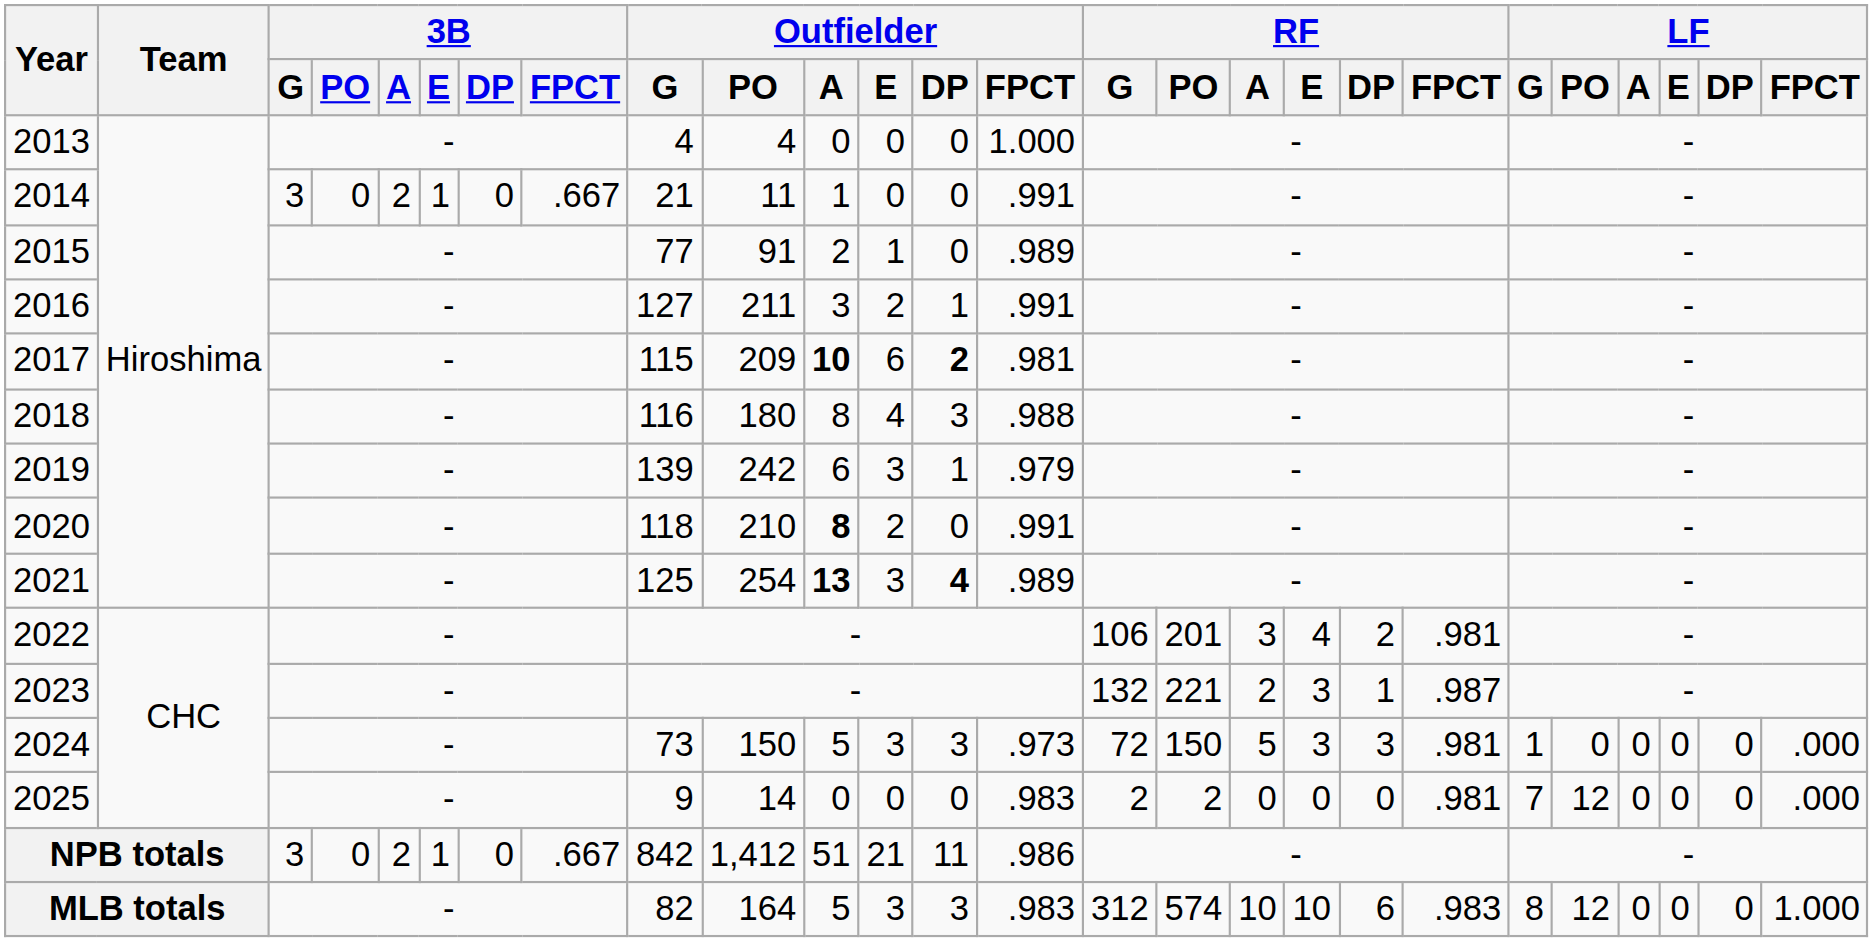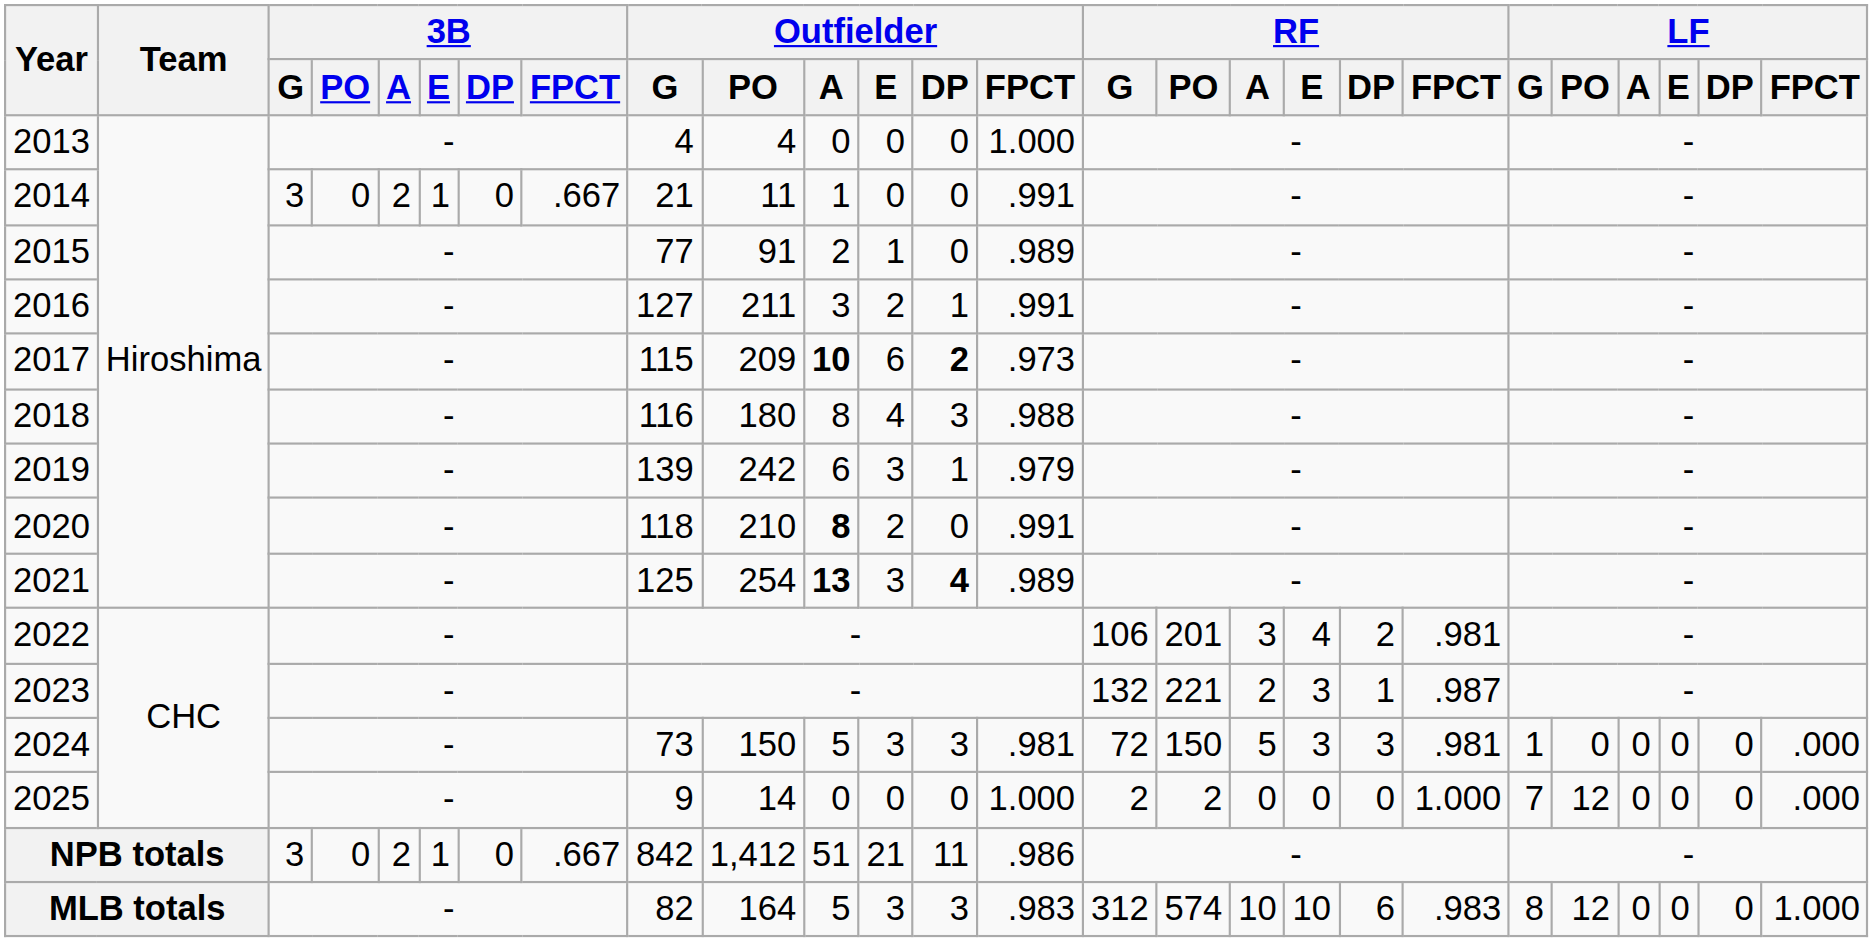(1041, 360) .981 -> (1041, 360) .973
(1041, 744) .973 -> (1041, 744) .981
(1041, 799) .983 -> (1032, 799) 1.000
(1468, 799) .981 -> (1458, 799) 1.000
